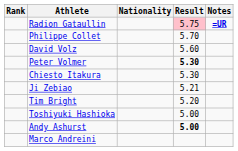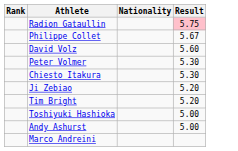- column: (219, 11)
(189, 37) 5.70 -> (189, 37) 5.67
(189, 62) bold -> (189, 62) normal
(189, 88) 5.21 -> (189, 88) 5.20
(189, 127) bold -> (189, 127) normal
